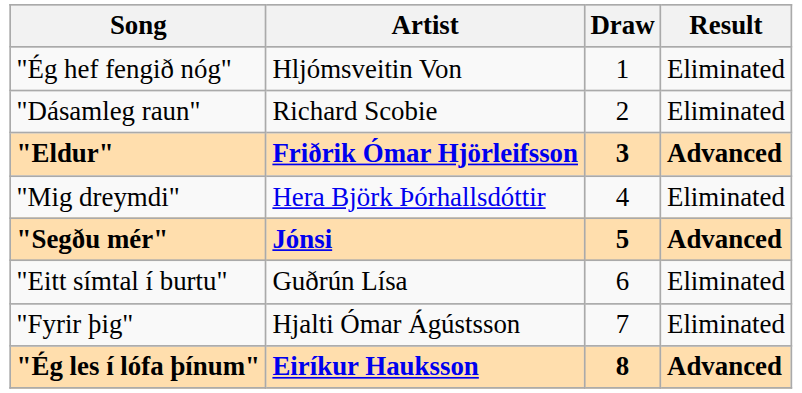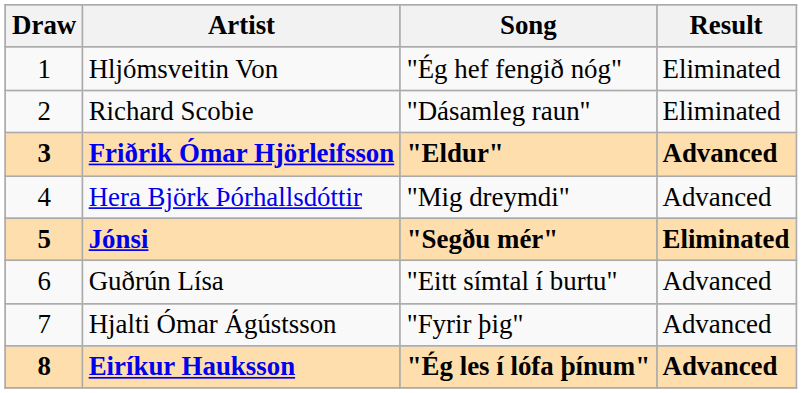columns swapped: (622, 25) <-> (138, 25)
(726, 196) Eliminated -> (717, 196) Advanced
(724, 238) Advanced -> (726, 238) Eliminated
(726, 281) Eliminated -> (717, 281) Advanced
(726, 324) Eliminated -> (717, 324) Advanced
